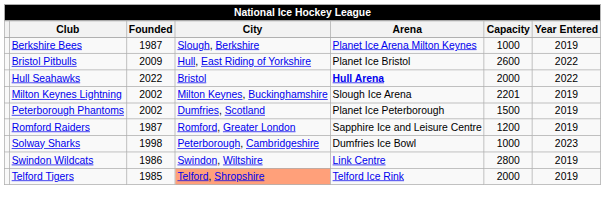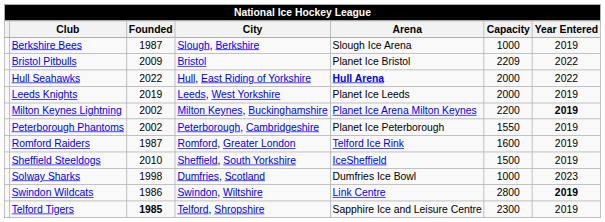(405, 46) Planet Ice Arena Milton Keynes -> (372, 46) Slough Ice Arena
(244, 62) Hull, East Riding of Yorkshire -> (192, 62) Bristol
(508, 62) 2600 -> (508, 62) 2209
(192, 78) Bristol -> (244, 78) Hull, East Riding of Yorkshire
+ row: (44, 95)
(372, 95) Slough Ice Arena -> (405, 111) Planet Ice Arena Milton Keynes
(508, 95) 2201 -> (508, 111) 2200
(566, 95) normal -> (566, 111) bold
(221, 111) Dumfries, Scotland -> (248, 128) Peterborough, Cambridgeshire
(508, 111) 1500 -> (508, 128) 1550
(407, 128) Sapphire Ice and Leisure Centre -> (368, 144) Telford Ice Rink
(508, 128) 1200 -> (508, 144) 1600
+ row: (56, 160)
(248, 144) Peterborough, Cambridgeshire -> (221, 177) Dumfries, Scotland
(566, 160) normal -> (566, 193) bold
(151, 177) normal -> (151, 210) bold
(221, 177) lightsalmon background -> (221, 210) no background
(368, 177) Telford Ice Rink -> (407, 210) Sapphire Ice and Leisure Centre
(508, 177) 2000 -> (508, 210) 2300
